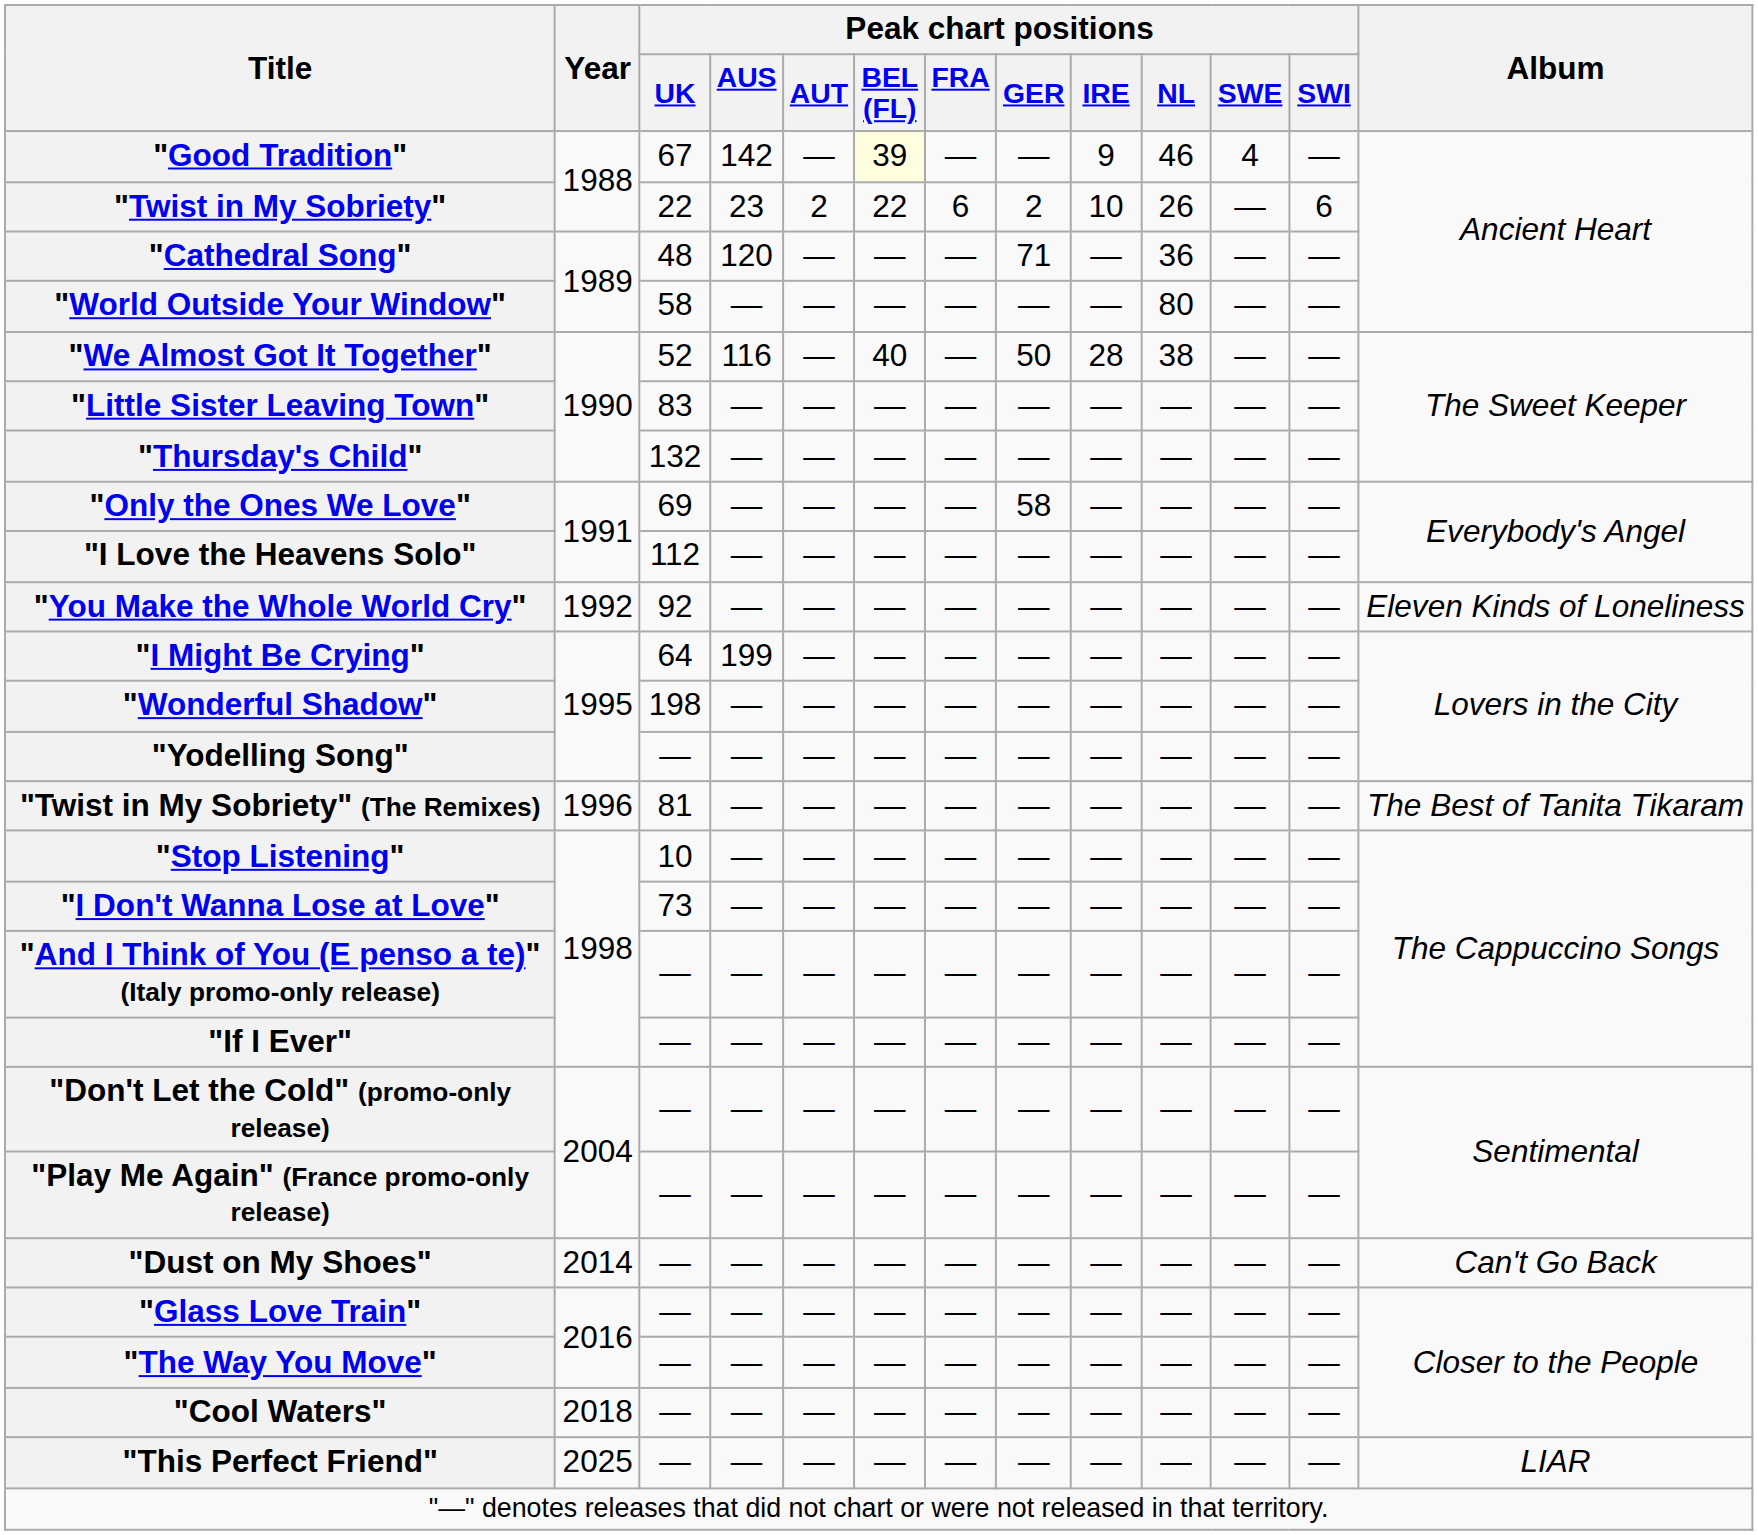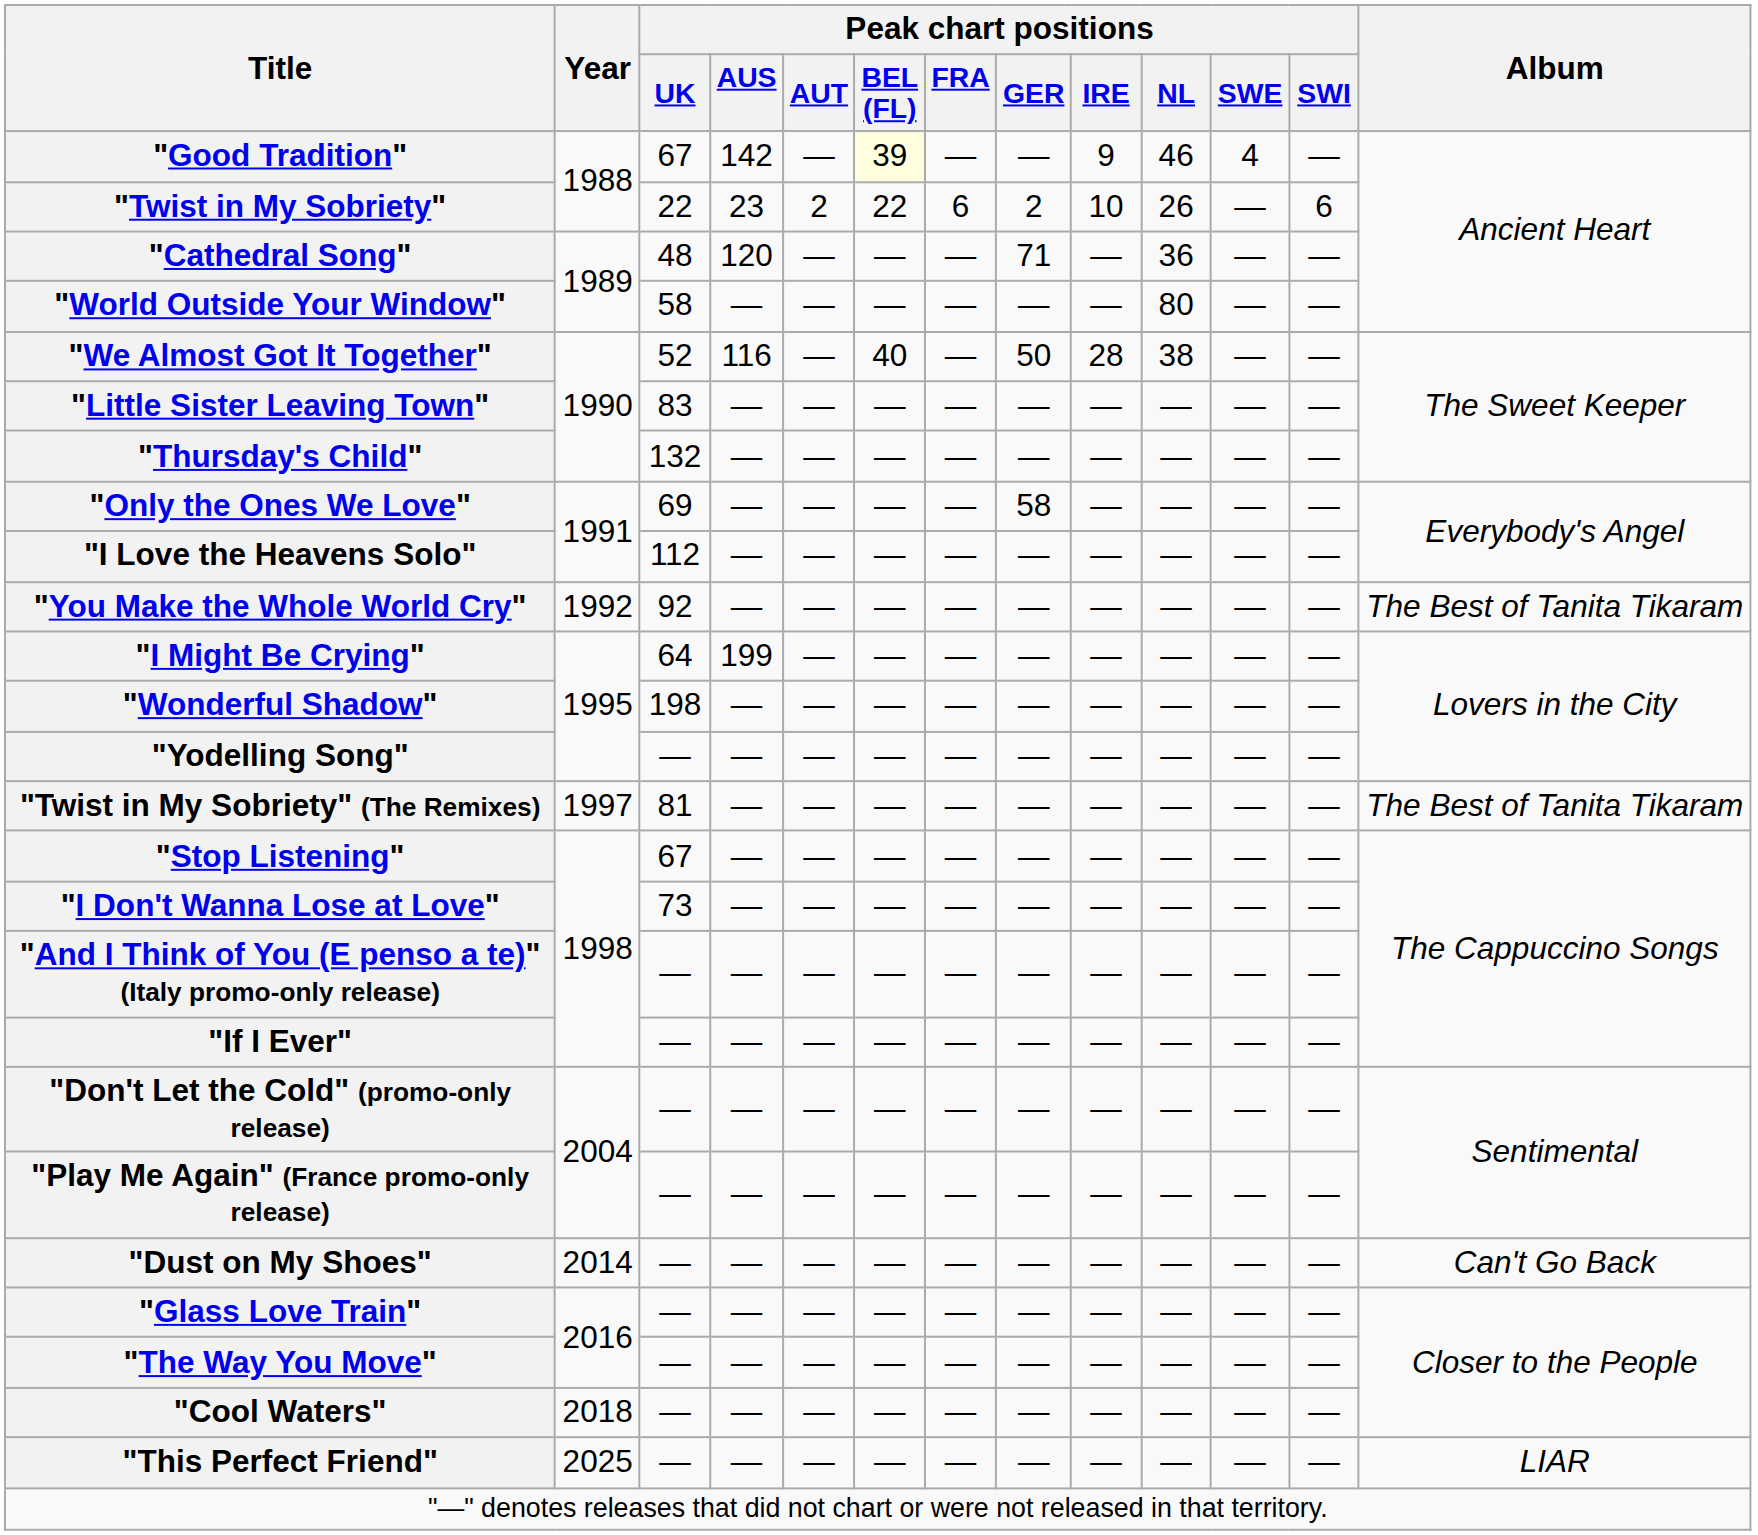(1556, 605) Eleven Kinds of Loneliness -> (1555, 605) The Best of Tanita Tikaram
(598, 805) 1996 -> (598, 805) 1997
(675, 855) 10 -> (675, 855) 67
